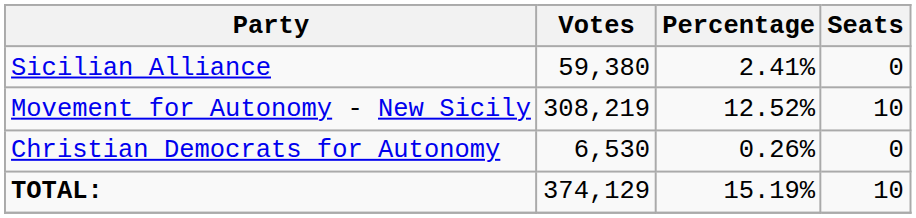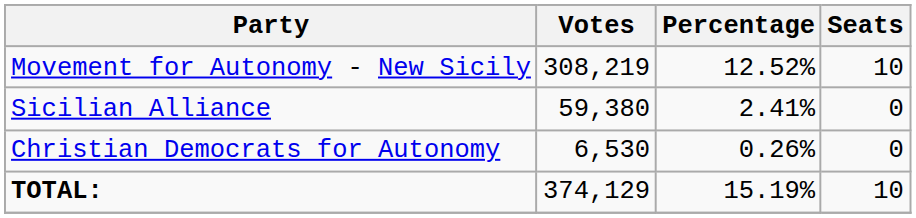rows swapped: (271, 109) <-> (141, 67)
